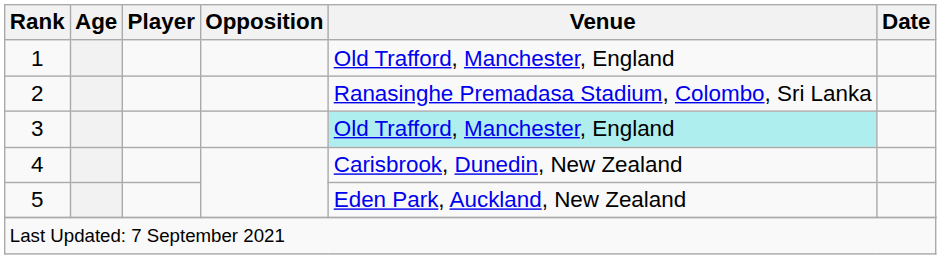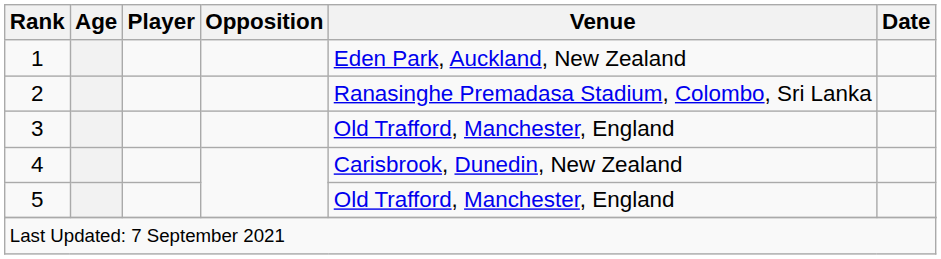(504, 57) Old Trafford, Manchester, England -> (510, 57) Eden Park, Auckland, New Zealand
(504, 128) paleturquoise background -> (504, 128) no background
(510, 199) Eden Park, Auckland, New Zealand -> (504, 199) Old Trafford, Manchester, England
